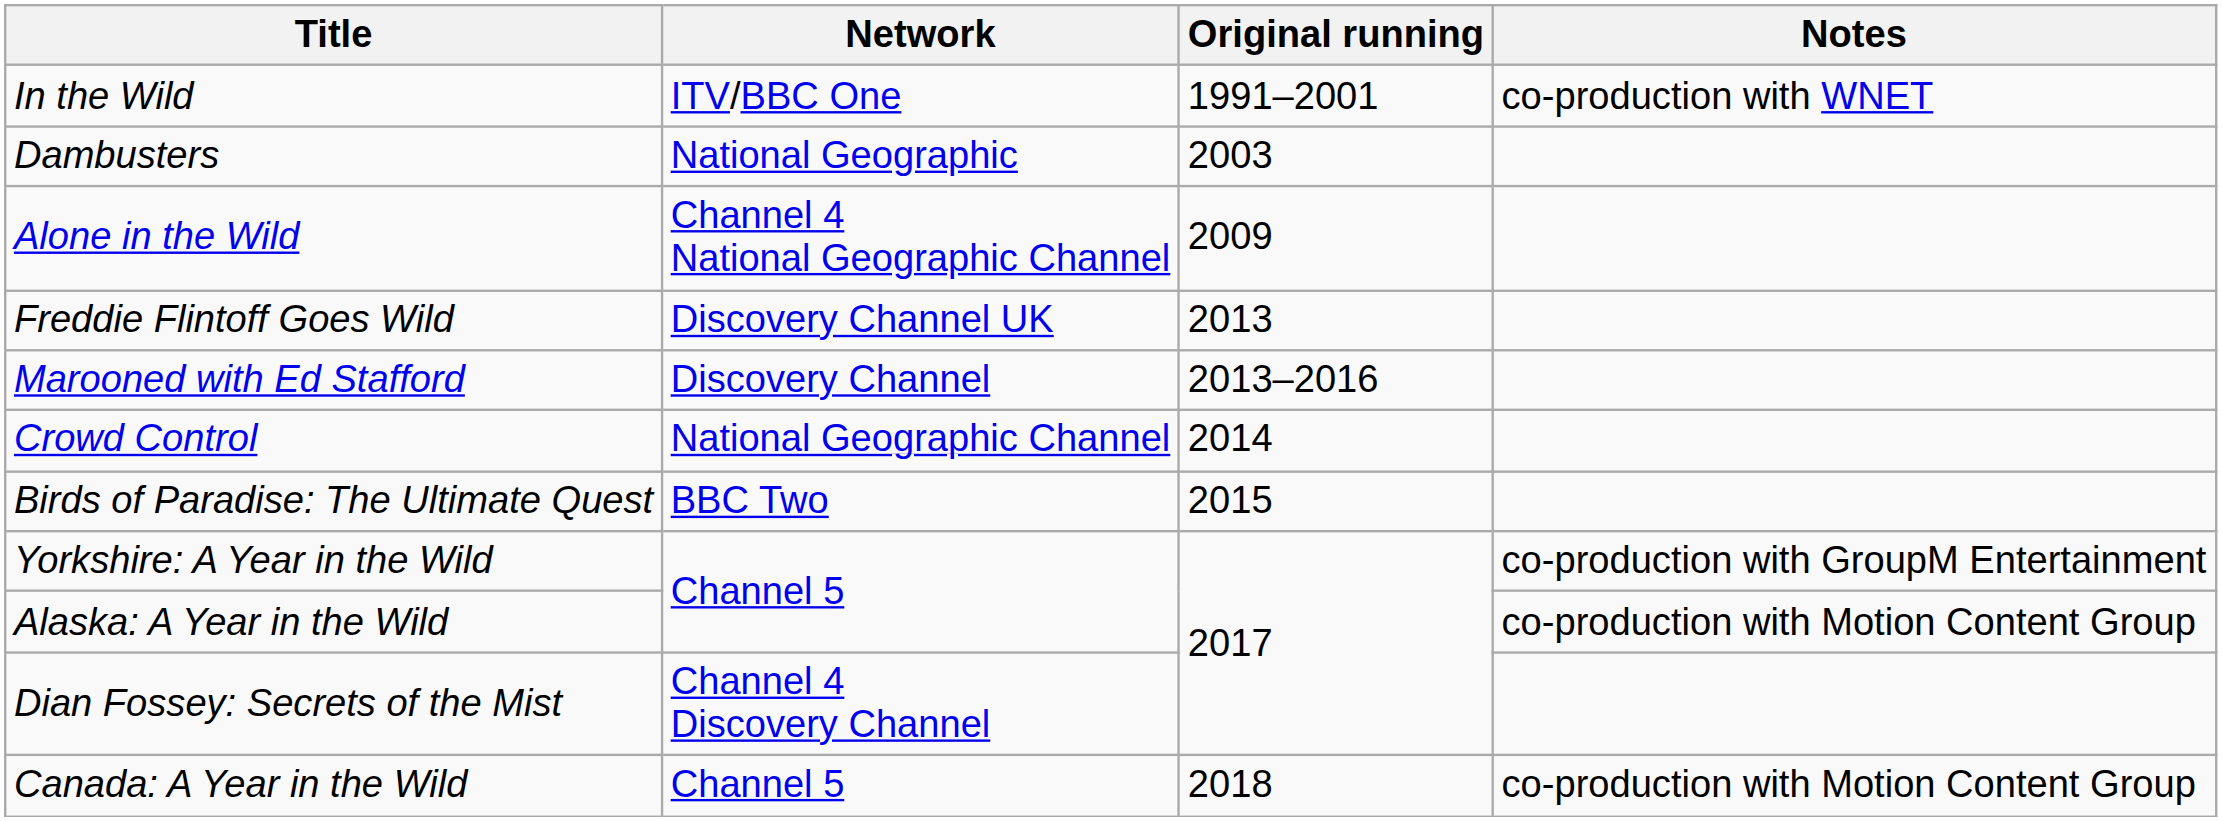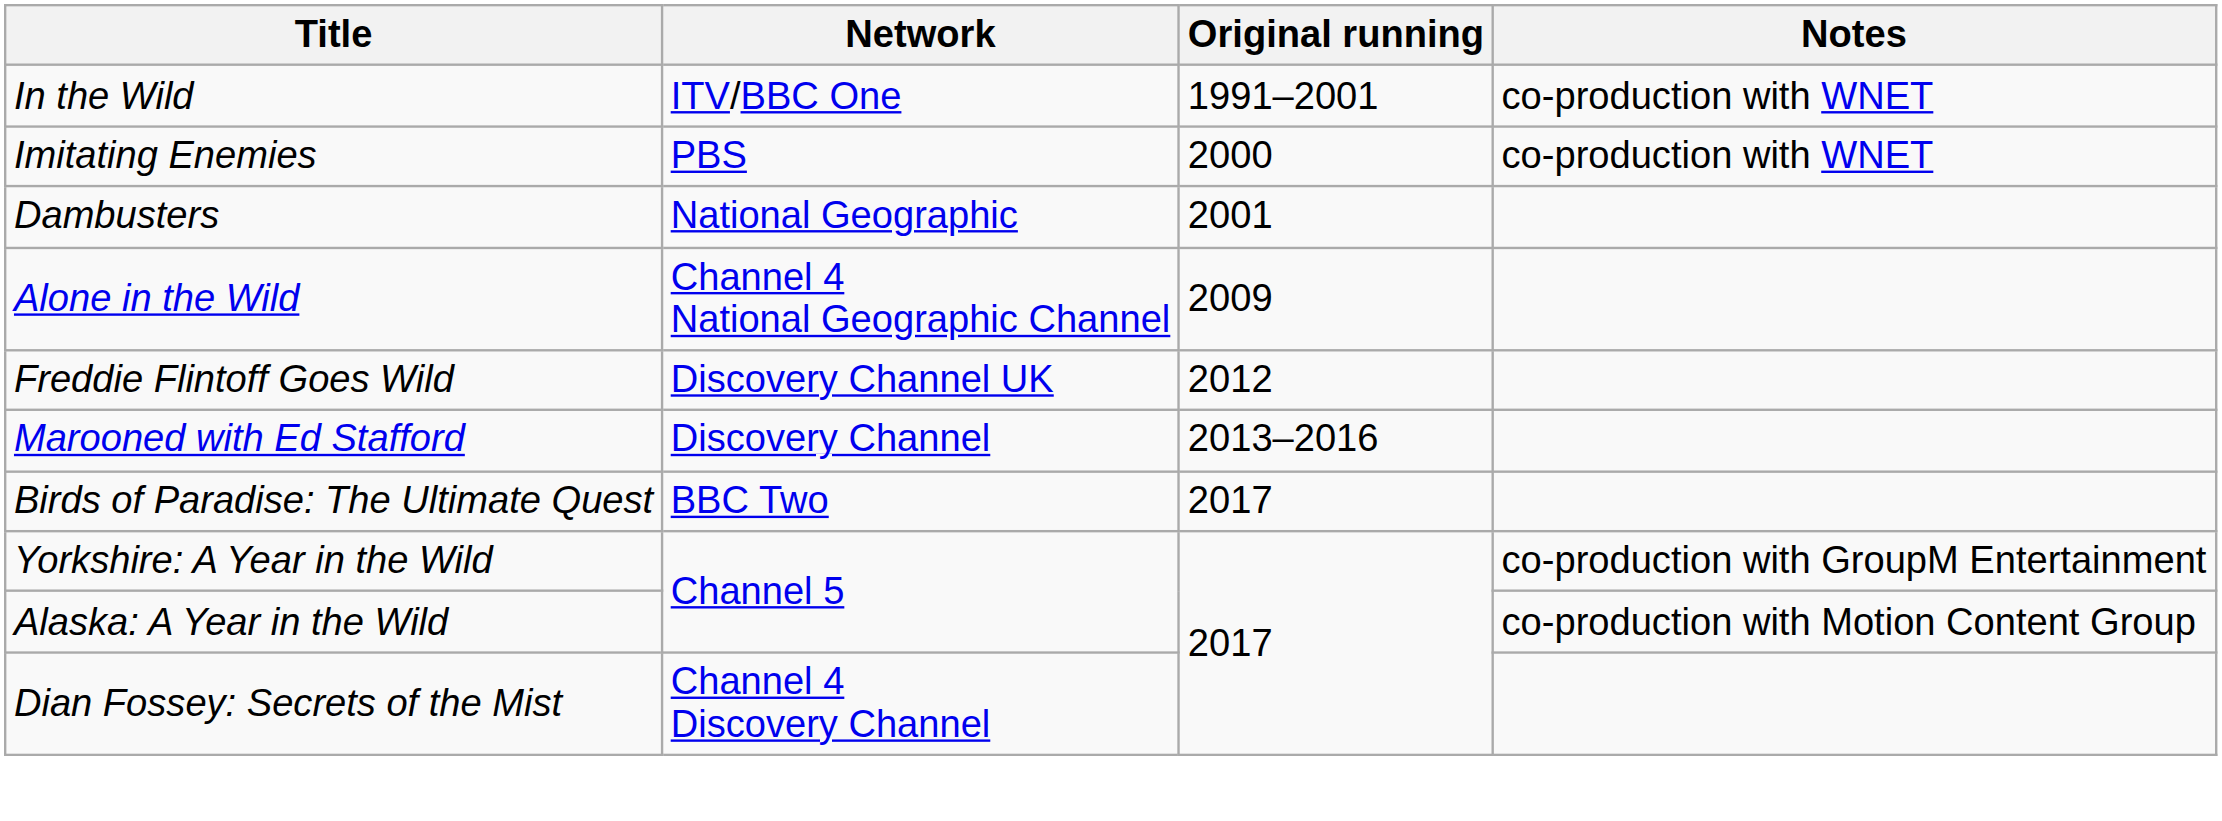+ row: (165, 155)
(1230, 155) 2003 -> (1230, 215) 2001
(1230, 319) 2013 -> (1230, 379) 2012
- row: (136, 439)
(1230, 500) 2015 -> (1230, 500) 2017
- row: (241, 784)
